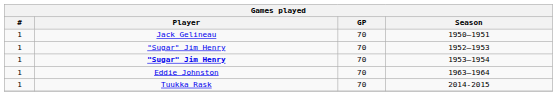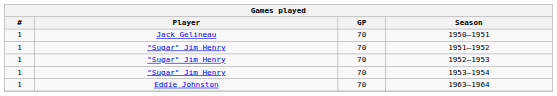+ row: (469, 48)
(186, 60) bold -> (186, 73) normal
- row: (469, 85)
